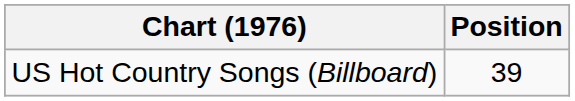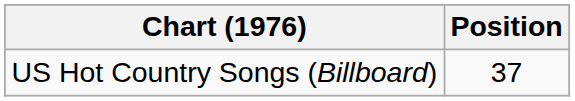(507, 72) 39 -> (507, 72) 37
